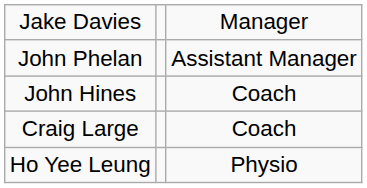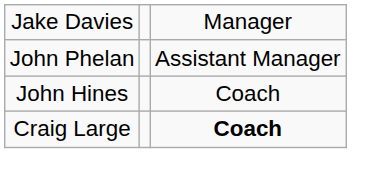(264, 128) normal -> (248, 128) bold
- row: (80, 164)
